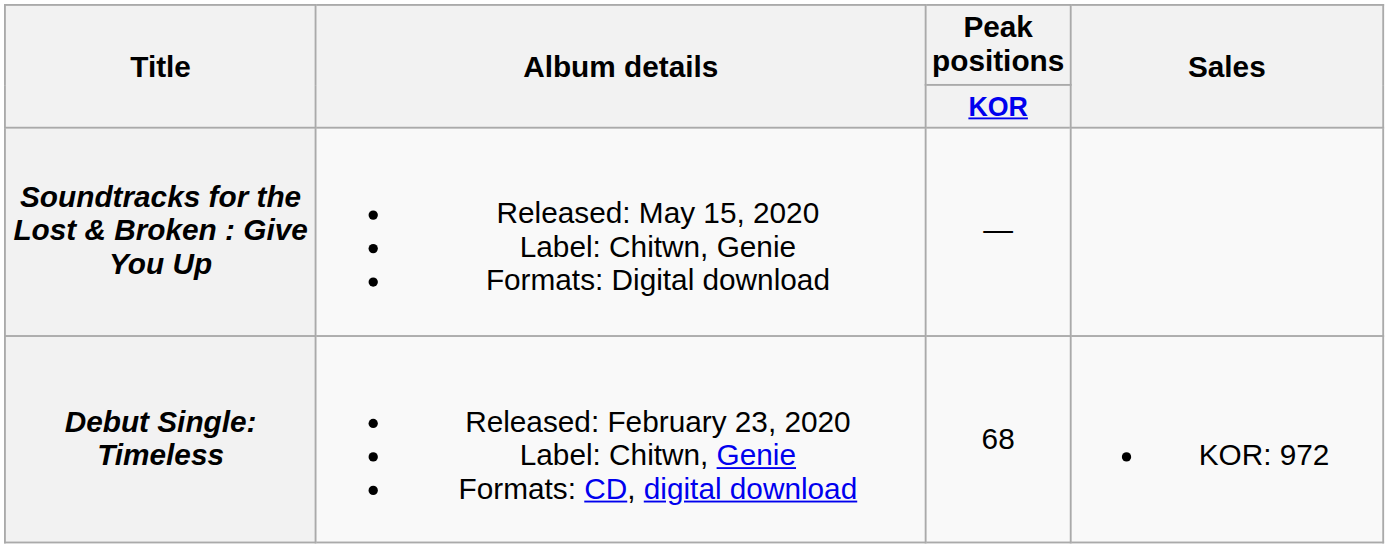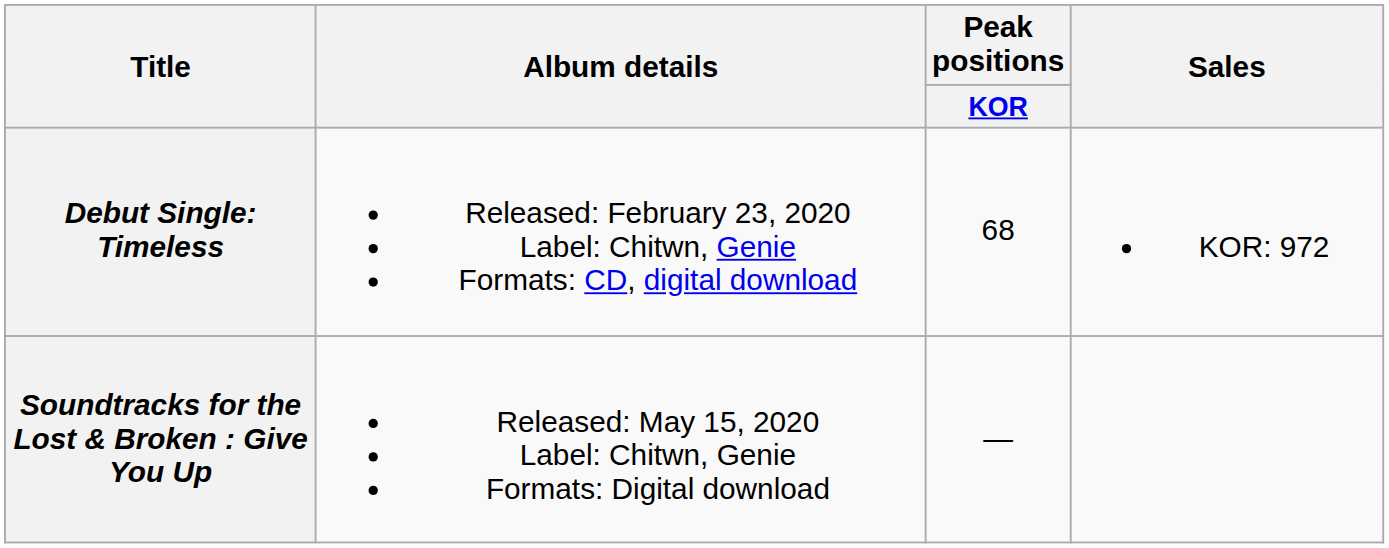rows swapped: (161, 438) <-> (161, 231)
